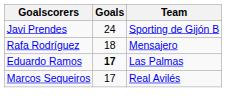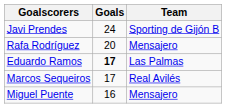(110, 45) 18 -> (110, 45) 20
+ row: (40, 95)
